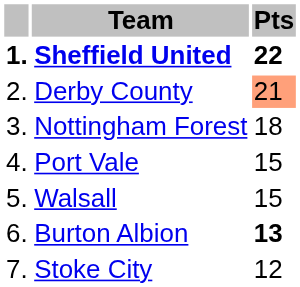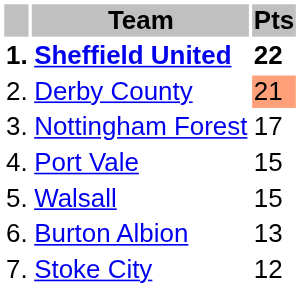(268, 127) 18 -> (268, 127) 17
(268, 233) bold -> (268, 233) normal
